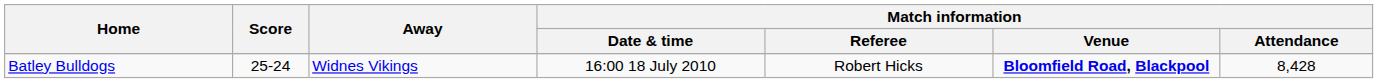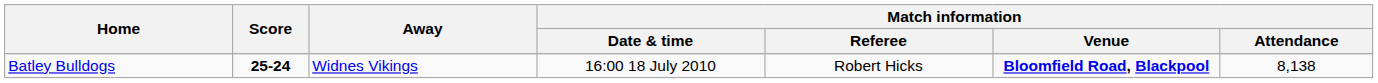(271, 65) normal -> (271, 65) bold
(1296, 65) 8,428 -> (1296, 65) 8,138
